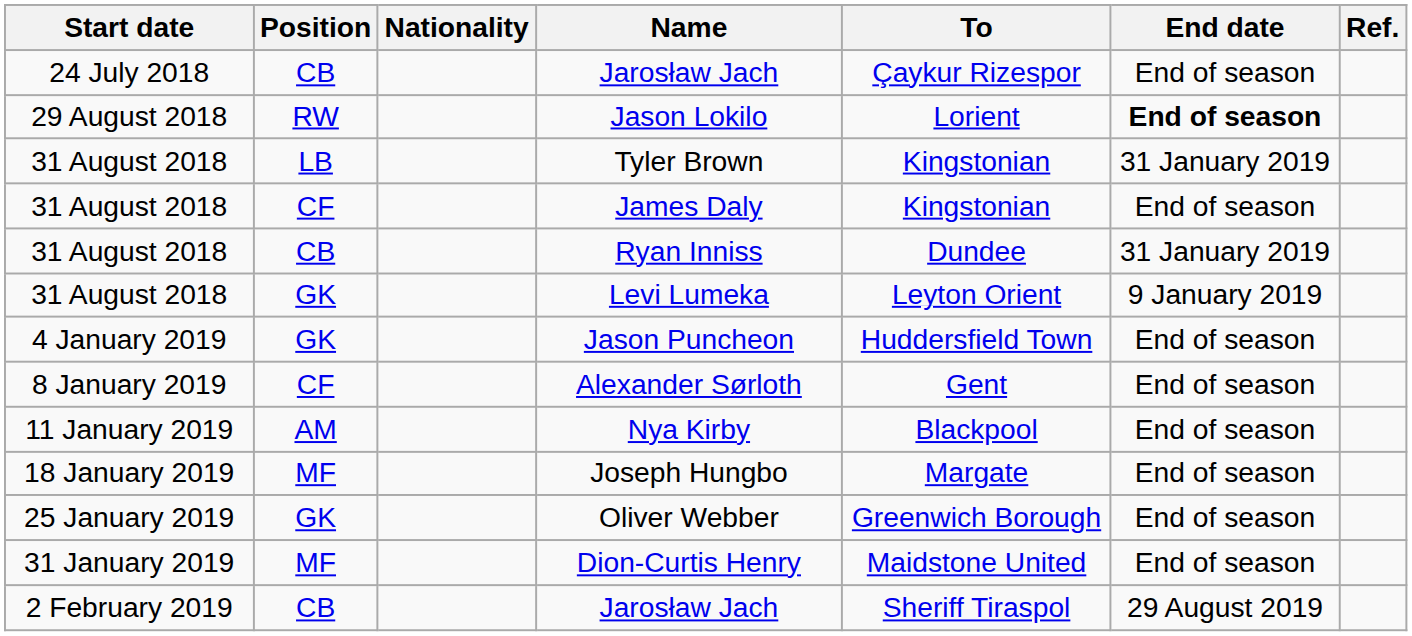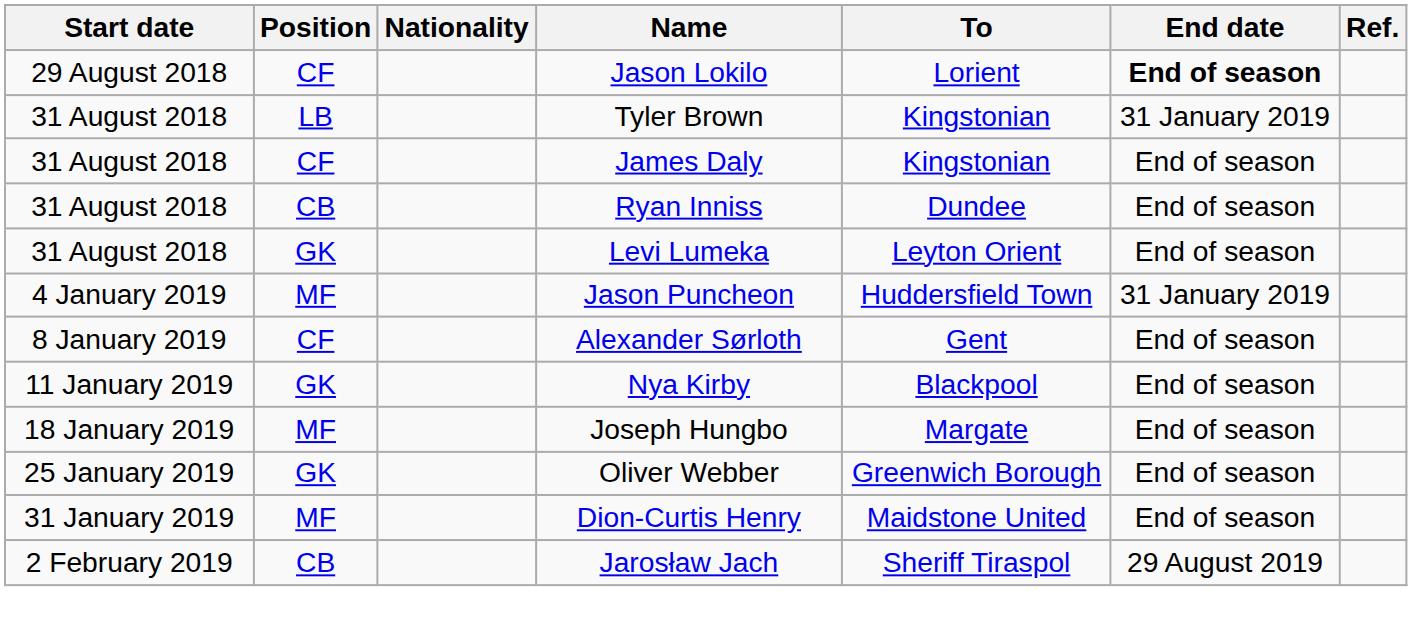- row: (129, 72)
(316, 117) RW -> (316, 72) CF
(1225, 251) 31 January 2019 -> (1225, 206) End of season
(1225, 295) 9 January 2019 -> (1225, 251) End of season
(316, 340) GK -> (316, 295) MF
(1225, 340) End of season -> (1225, 295) 31 January 2019
(316, 429) AM -> (316, 384) GK
